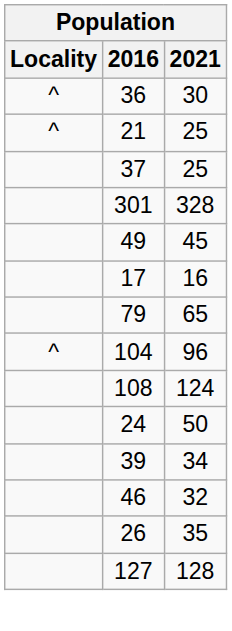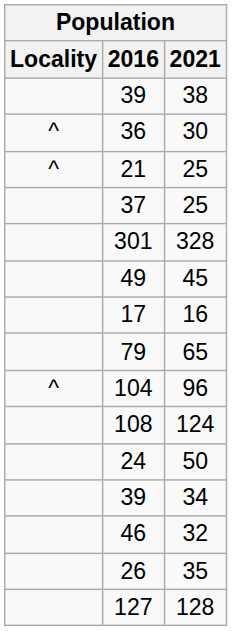+ row: (133, 95)
